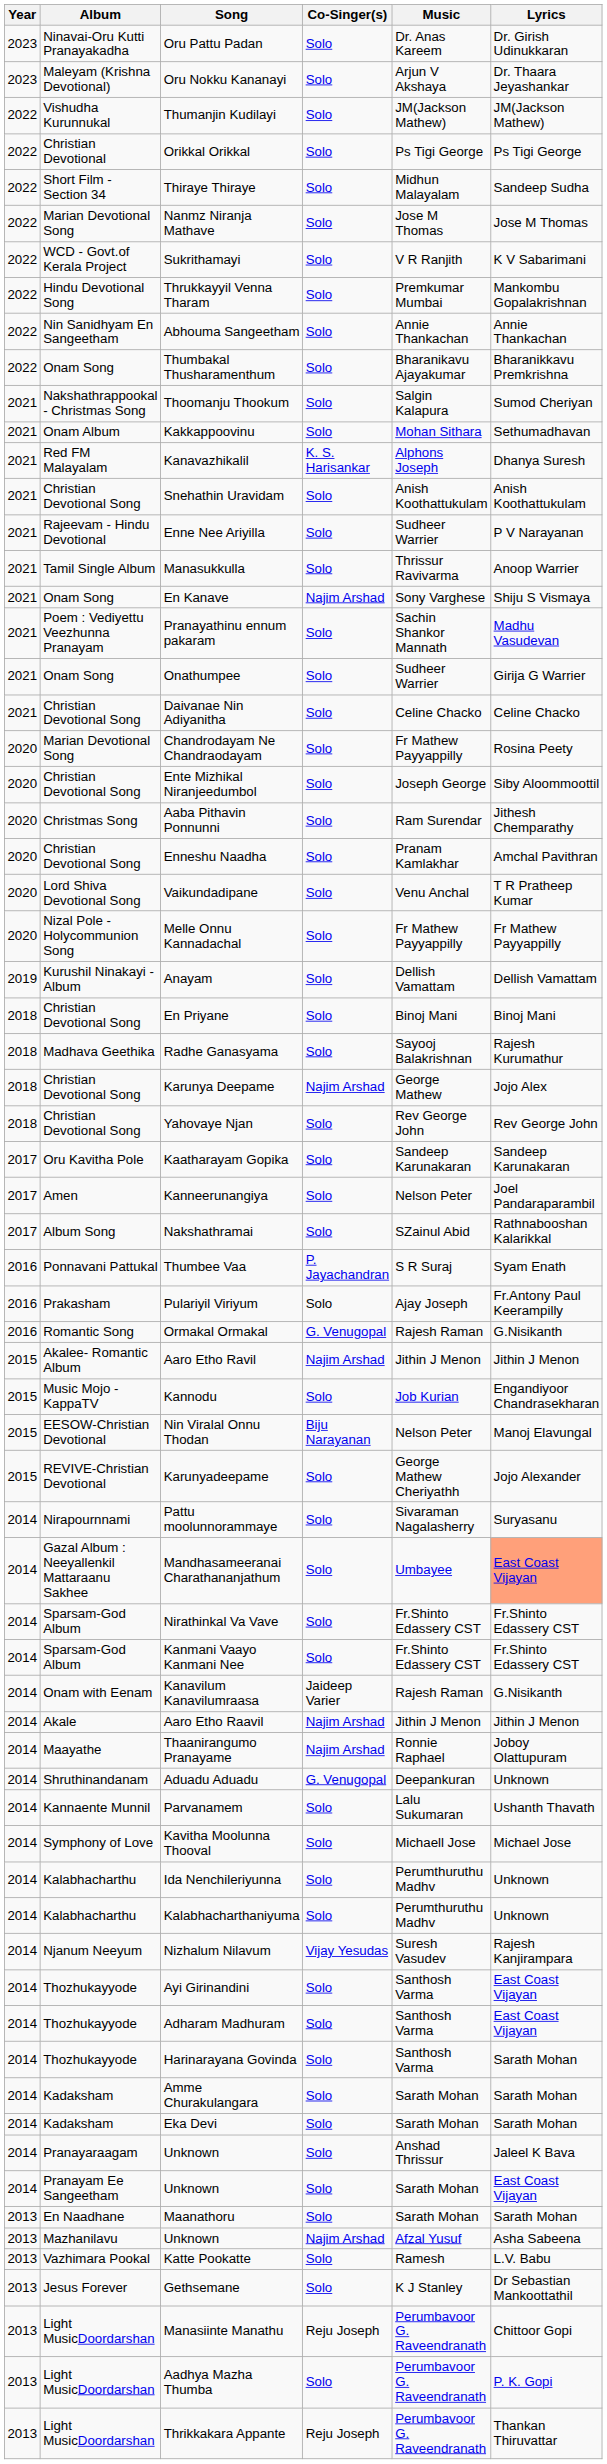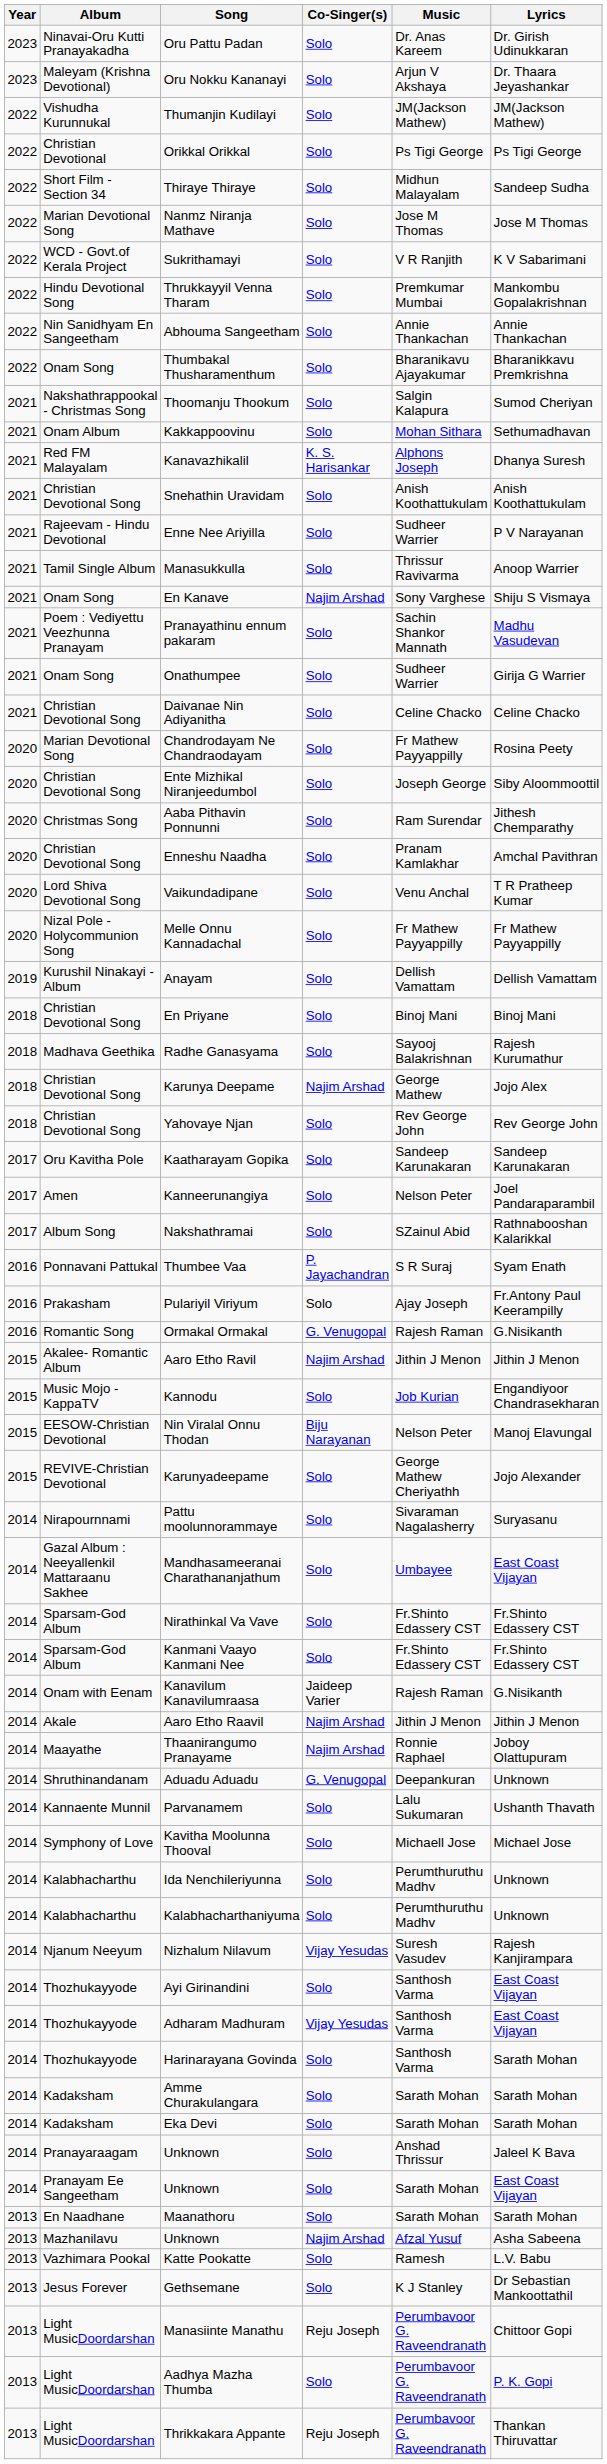(526, 1570) lightsalmon background -> (526, 1570) no background
(319, 2023) Solo -> (347, 2023) Vijay Yesudas
